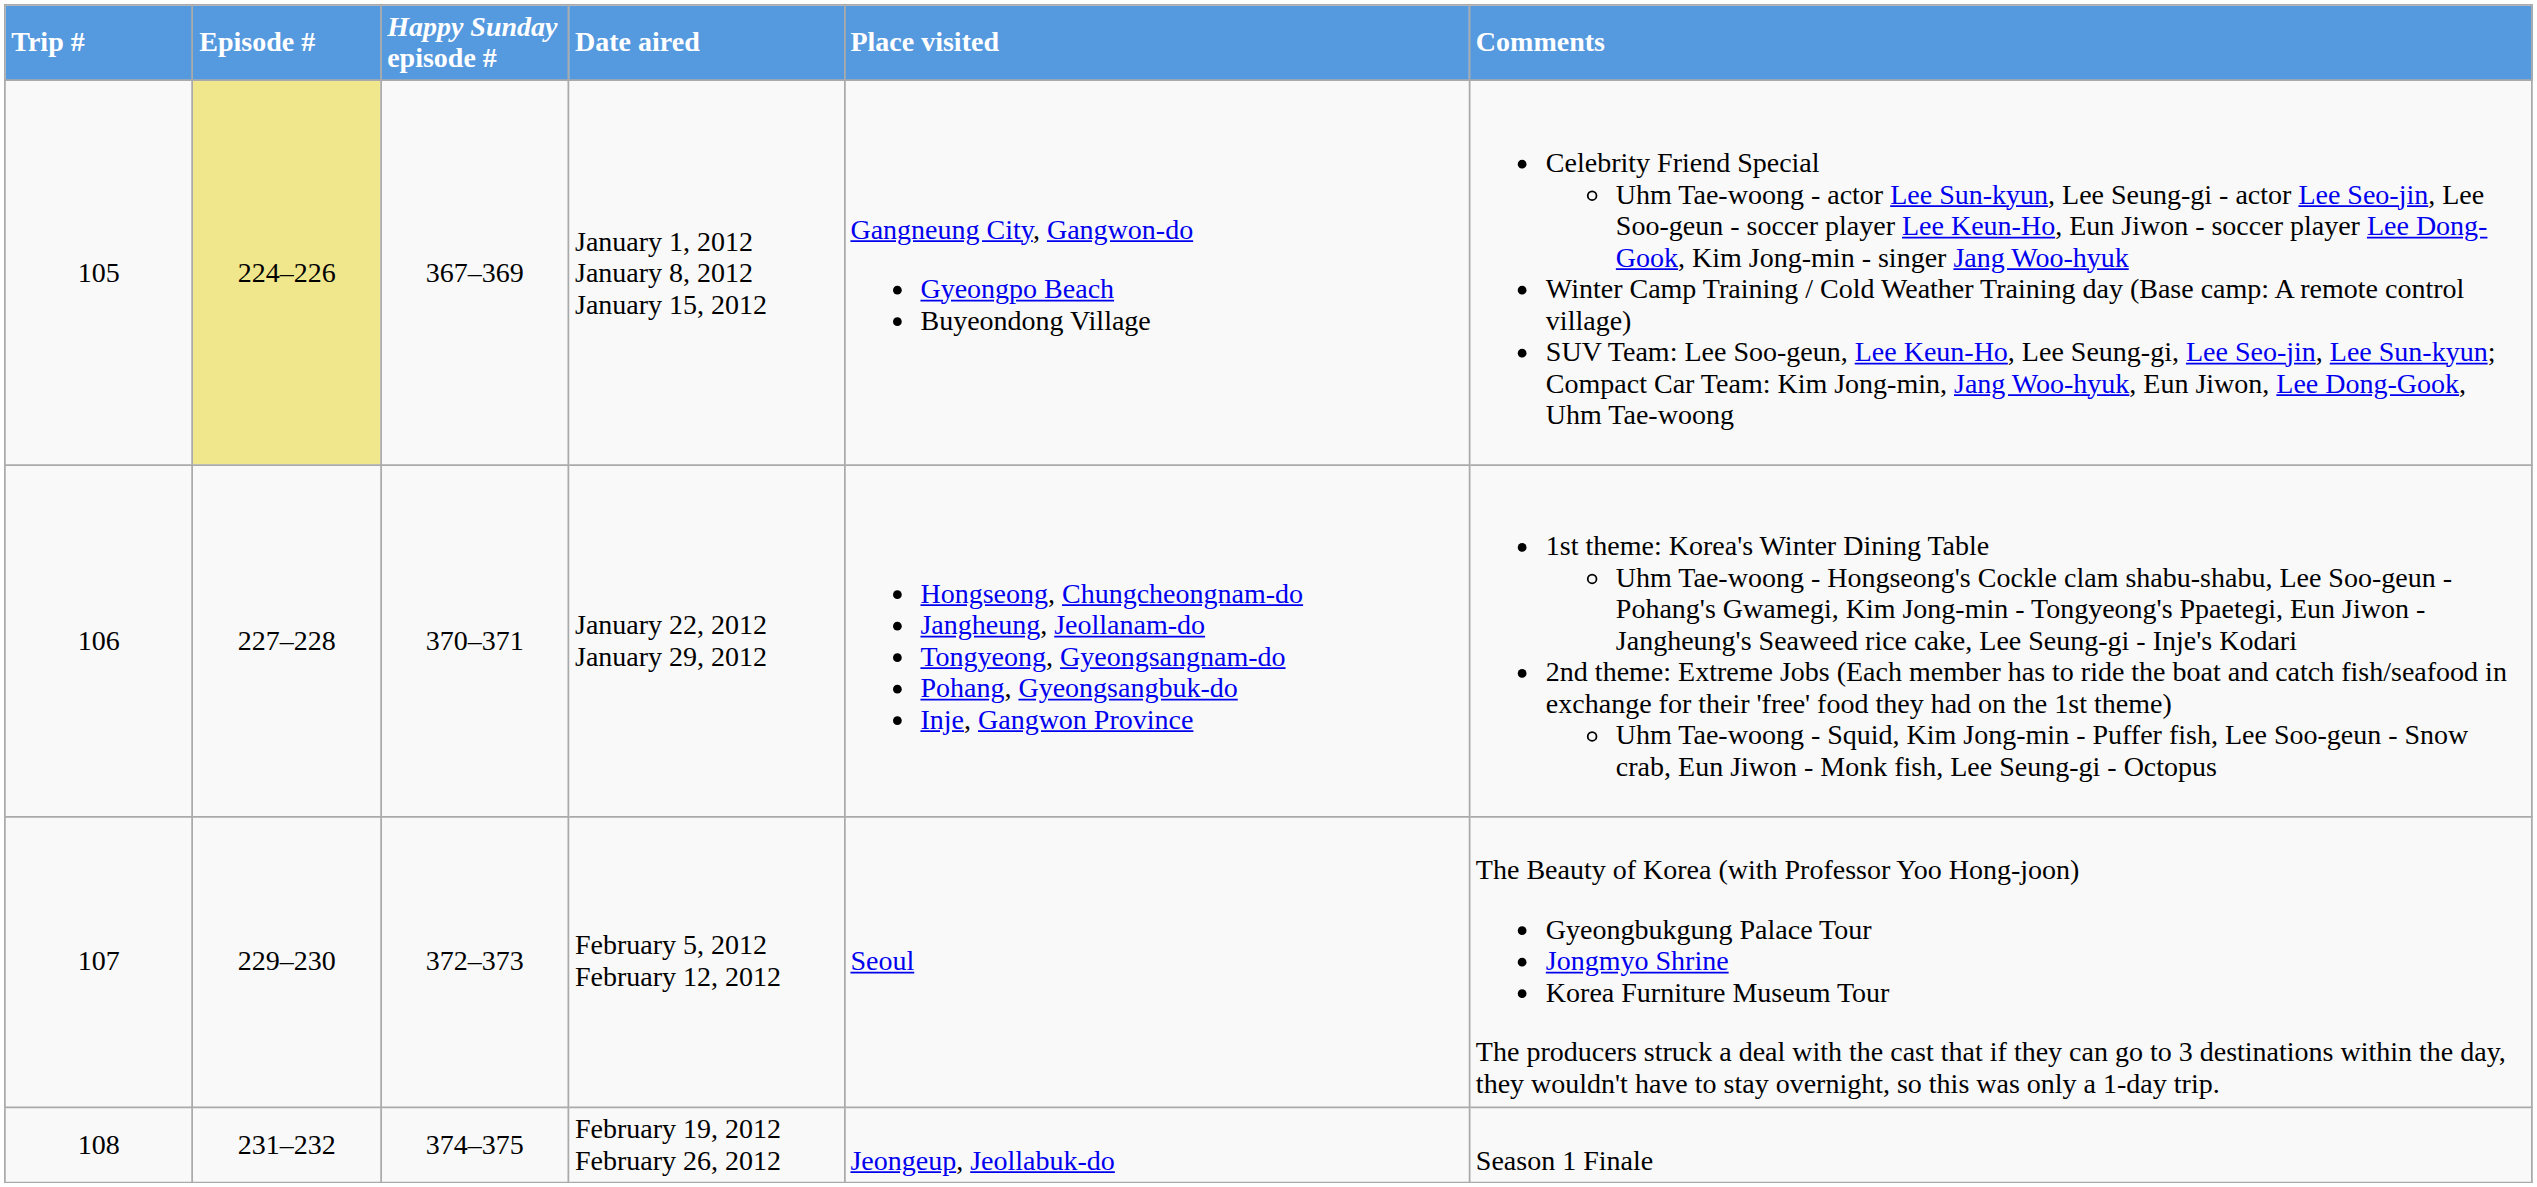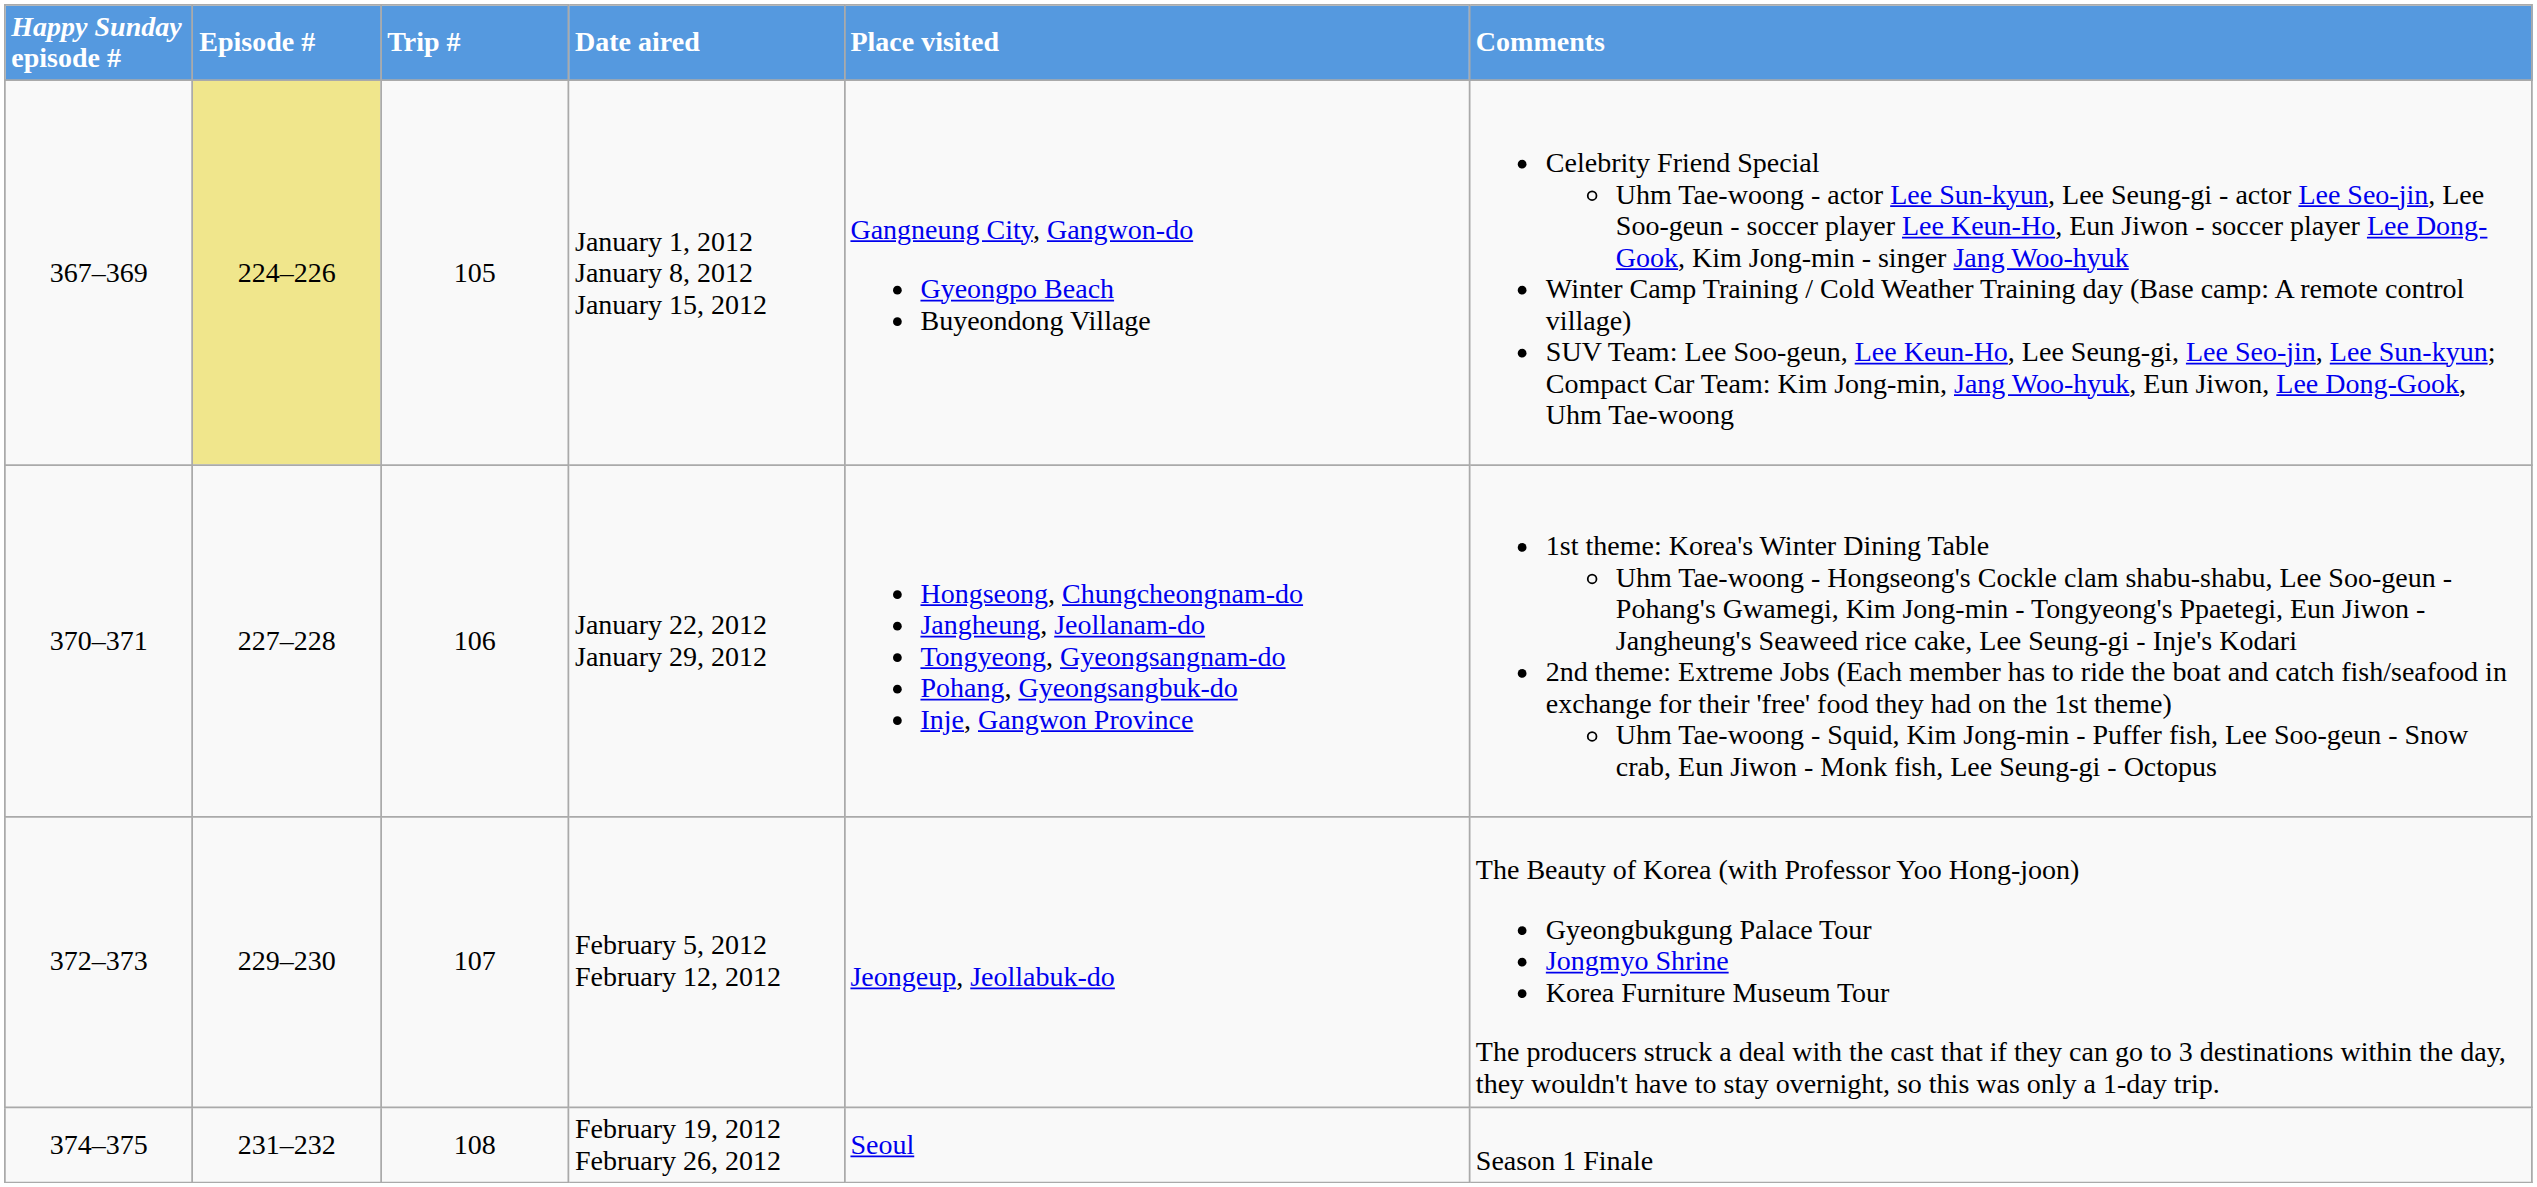columns swapped: (48, 42) <-> (472, 42)
(882, 961) Seoul -> (983, 977) Jeongeup, Jeollabuk-do
(983, 1159) Jeongeup, Jeollabuk-do -> (882, 1144) Seoul
